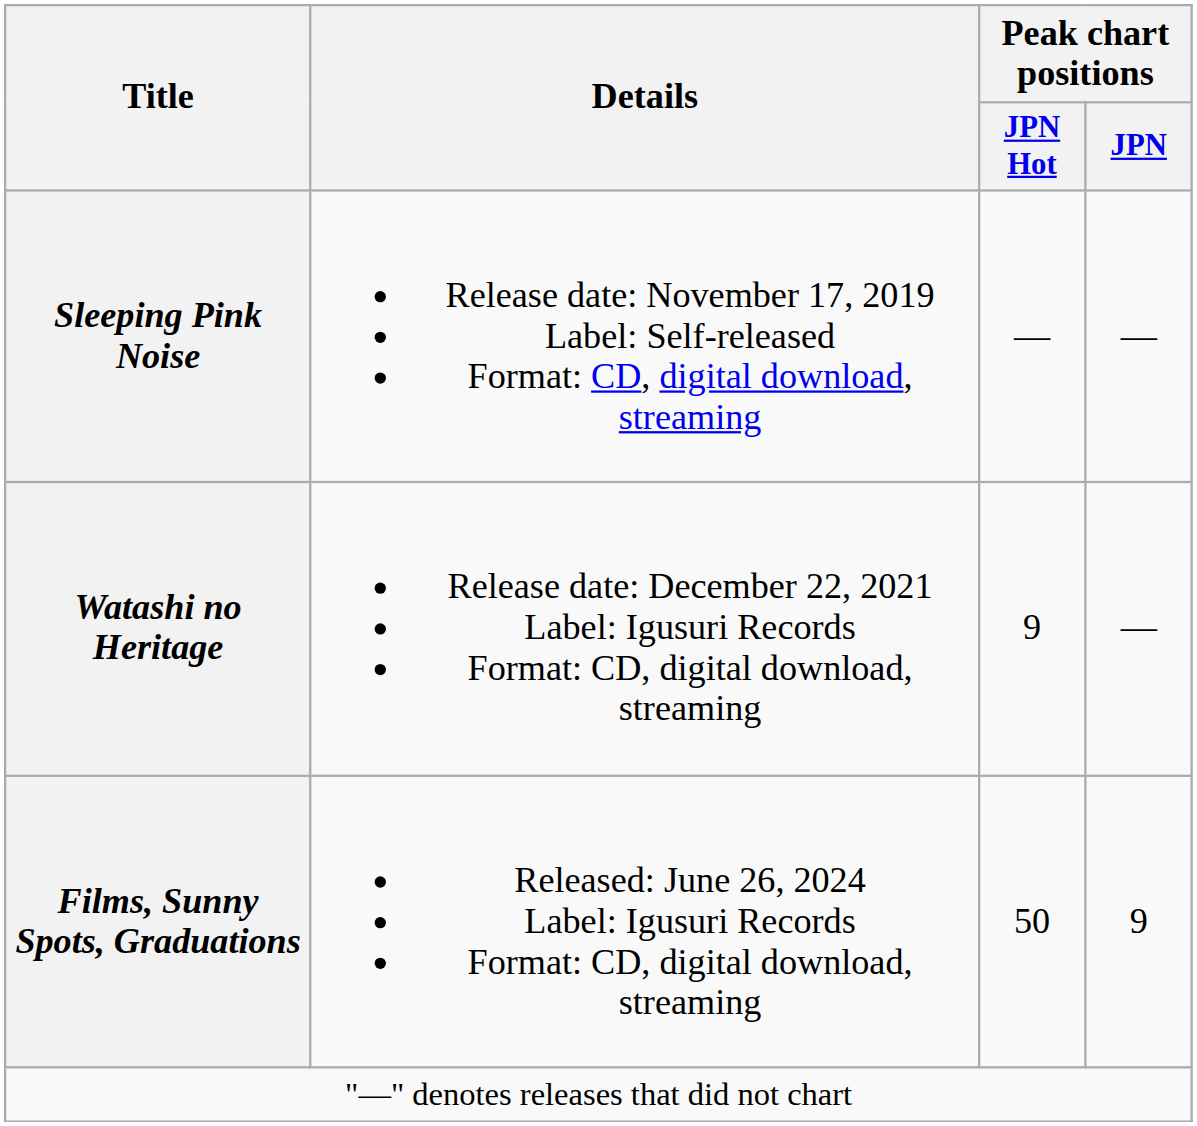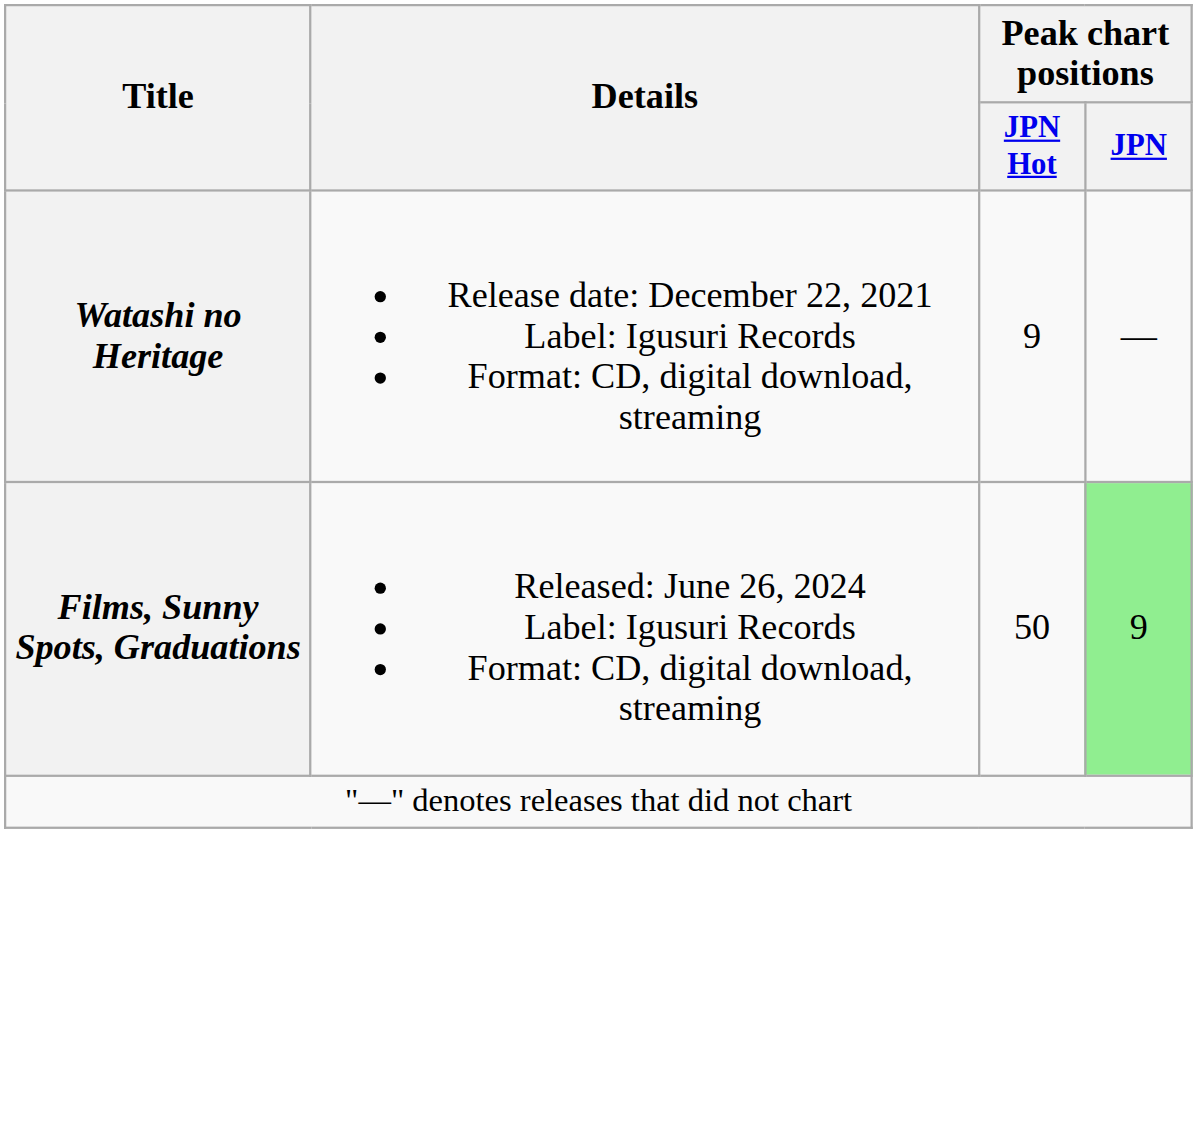- row: (158, 335)
(1139, 920) no background -> (1139, 627) lightgreen background
